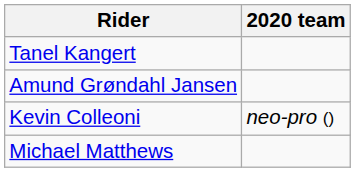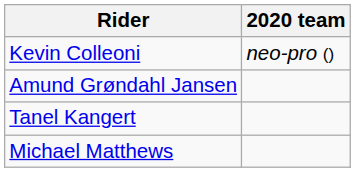rows swapped: (75, 118) <-> (73, 53)
